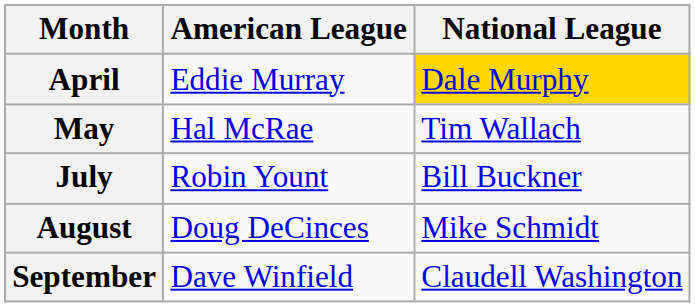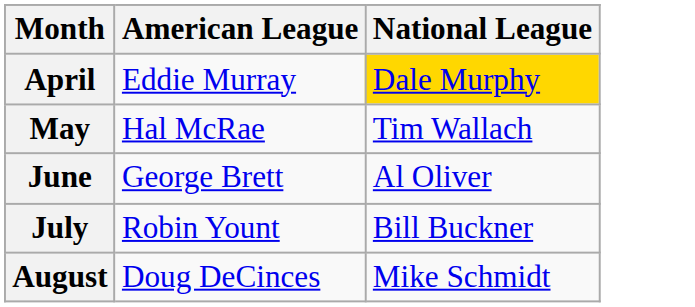+ row: (60, 177)
- row: (84, 276)
